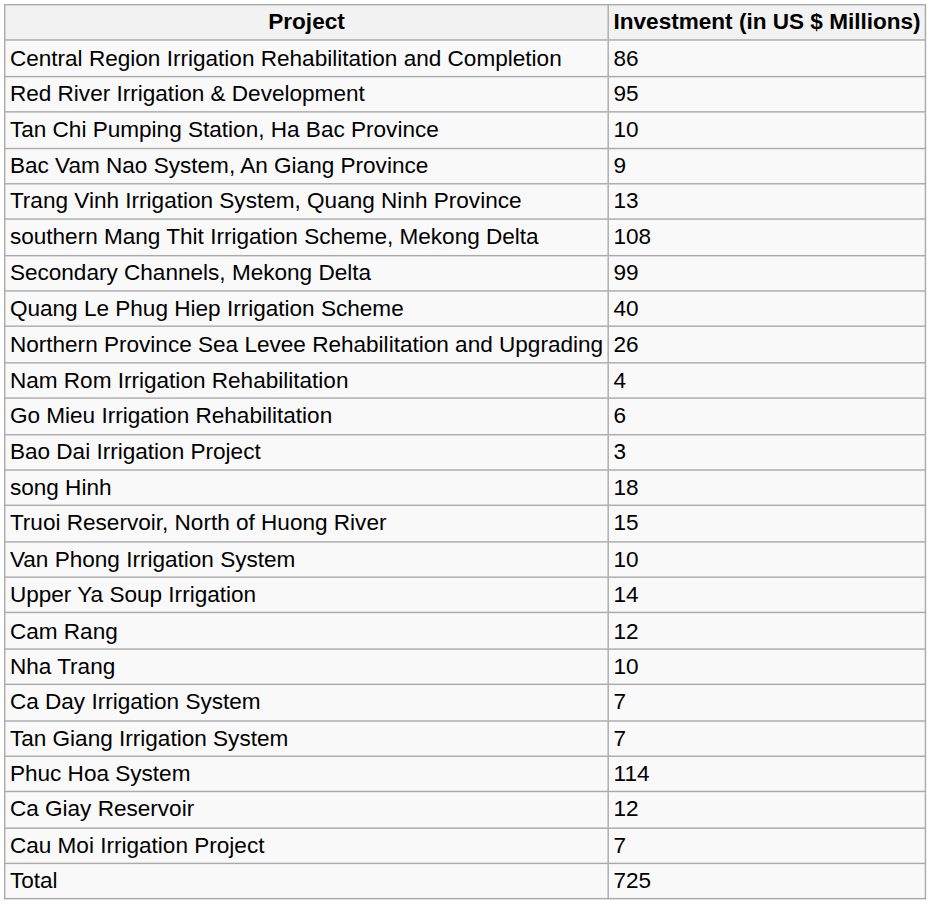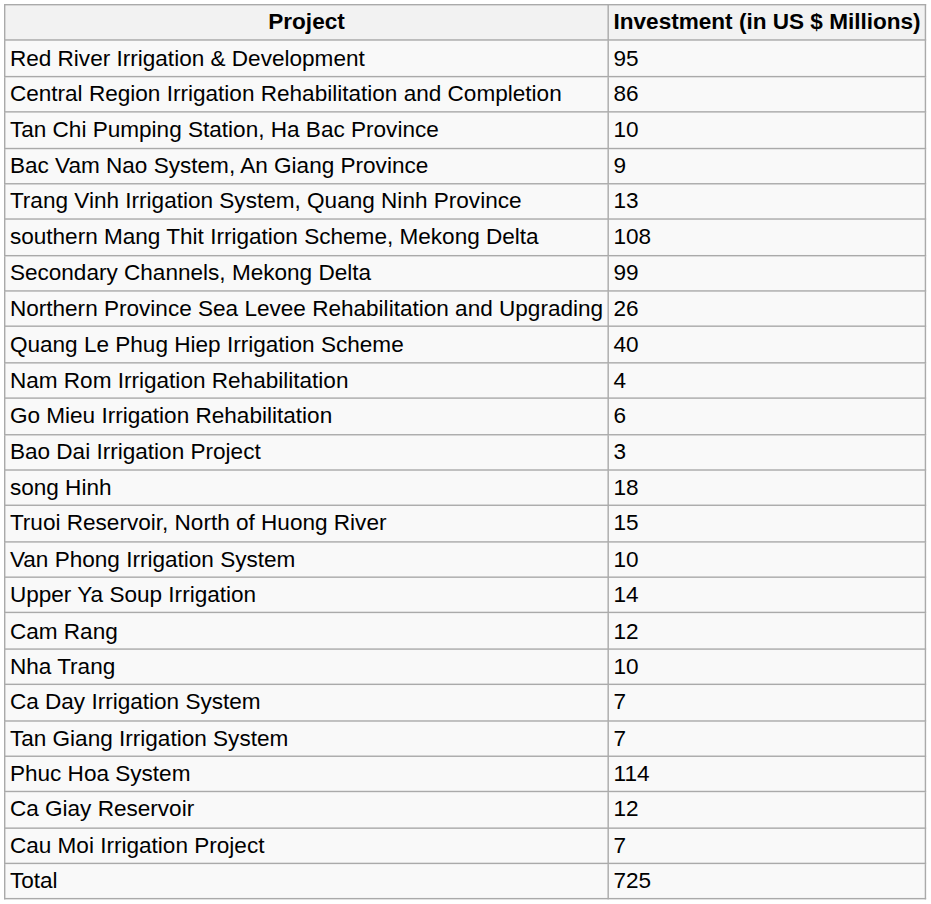rows swapped: (187, 93) <-> (286, 58)
rows swapped: (207, 308) <-> (307, 344)
